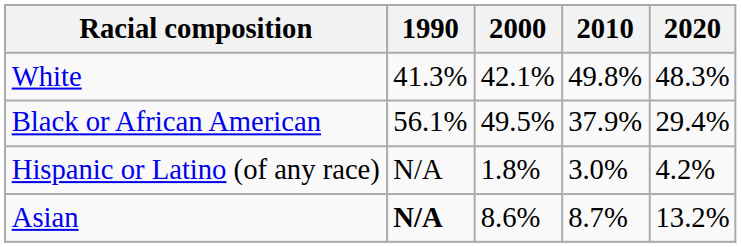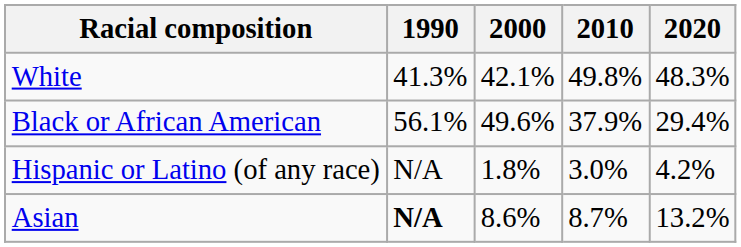(518, 123) 49.5% -> (518, 123) 49.6%
